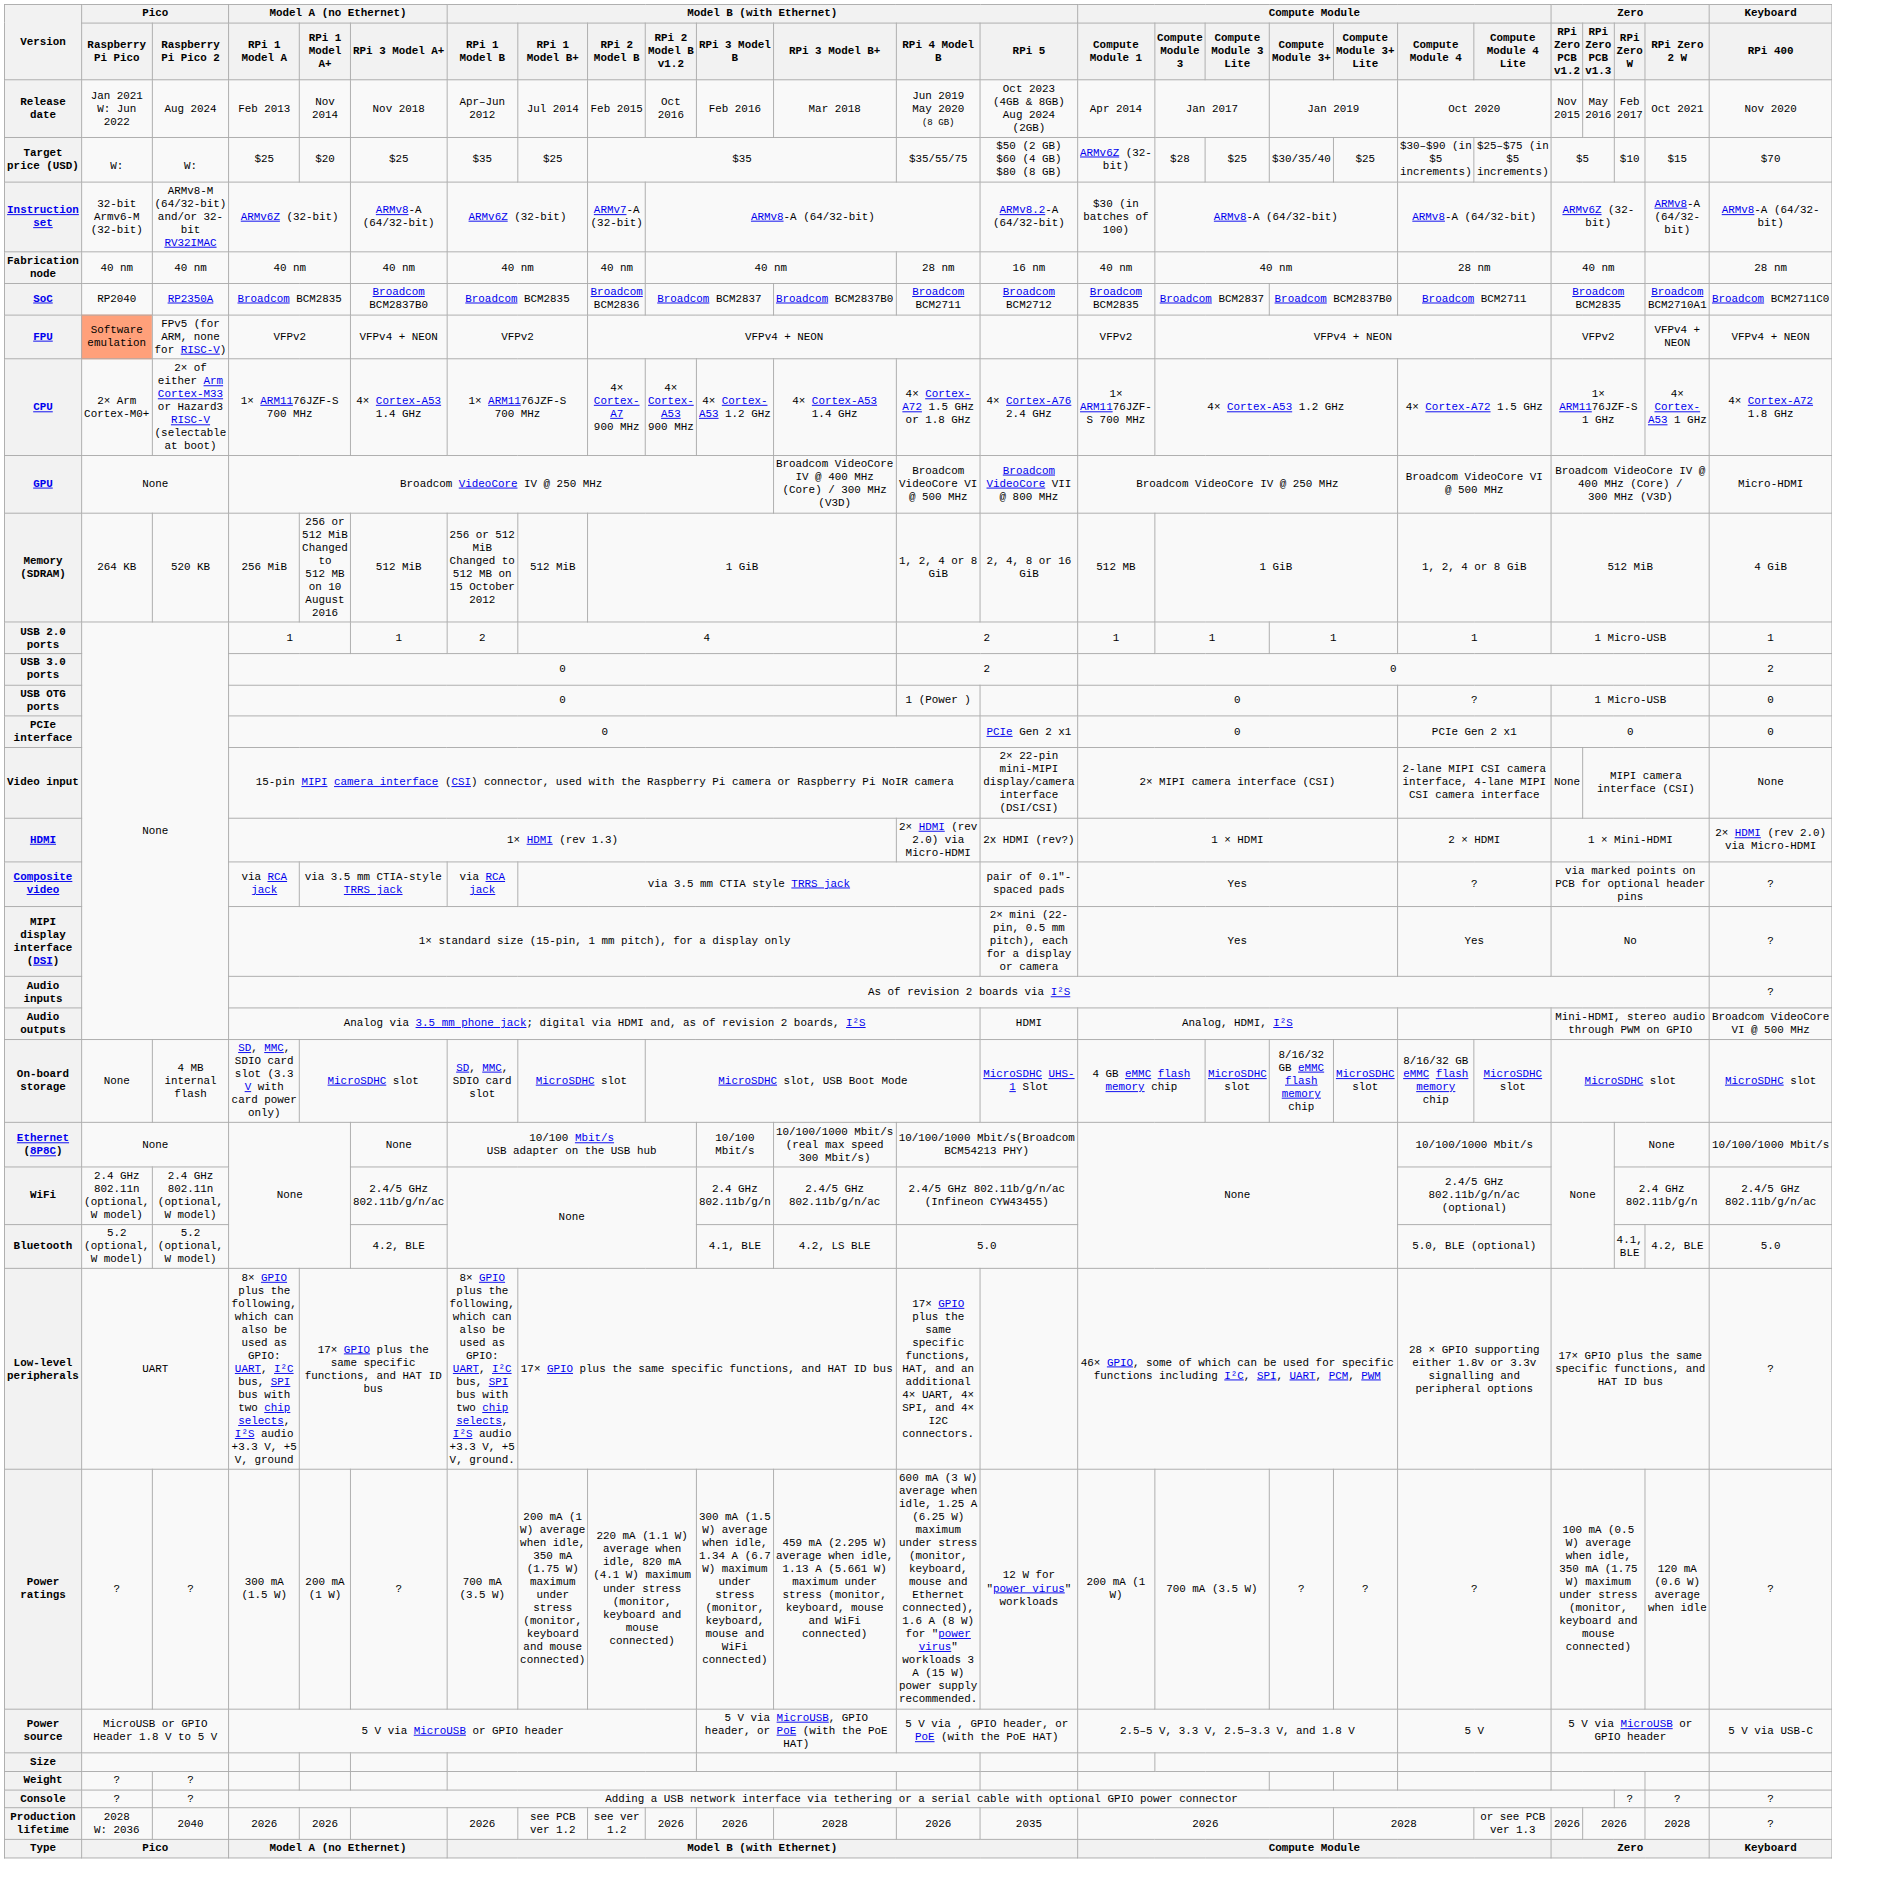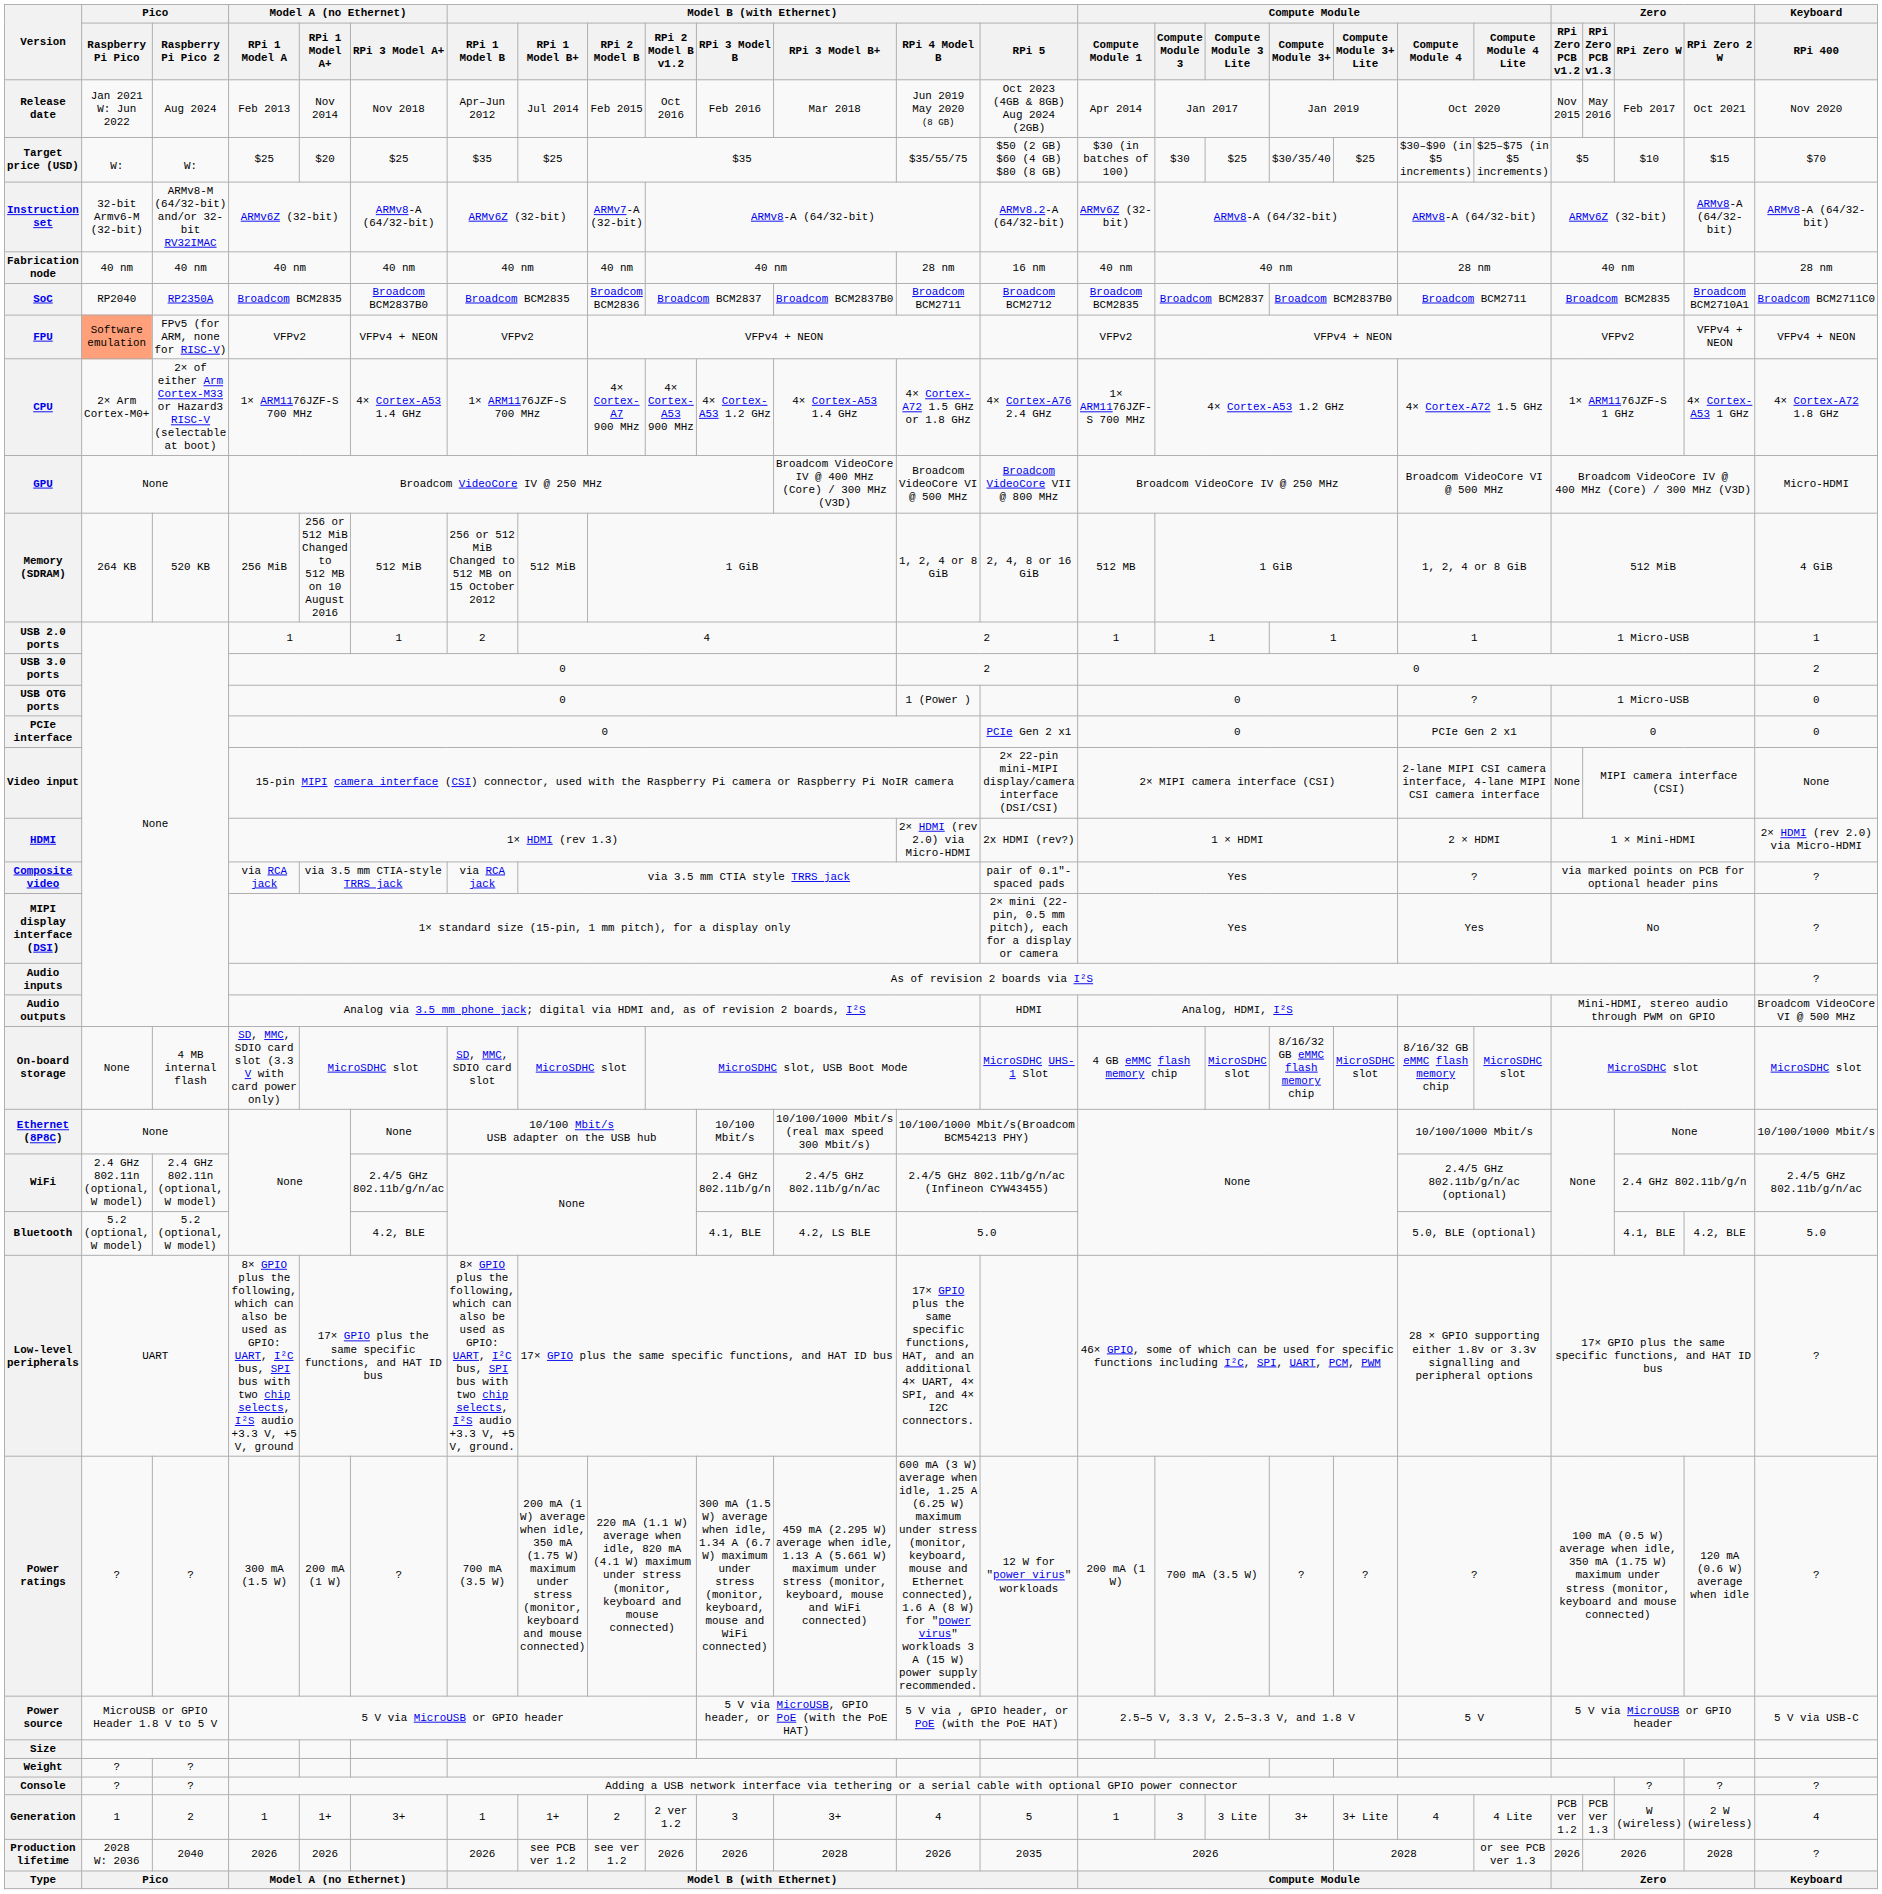(1116, 159) ARMv6Z (32-bit) -> (1116, 159) $30 (in batches of 100)
(1180, 159) $28 -> (1180, 159) $30
(1116, 217) $30 (in batches of 100) -> (1116, 217) ARMv6Z (32-bit)
+ row: (43, 1817)
